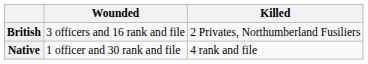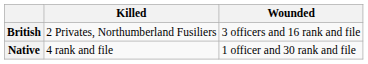columns swapped: (275, 13) <-> (116, 13)
